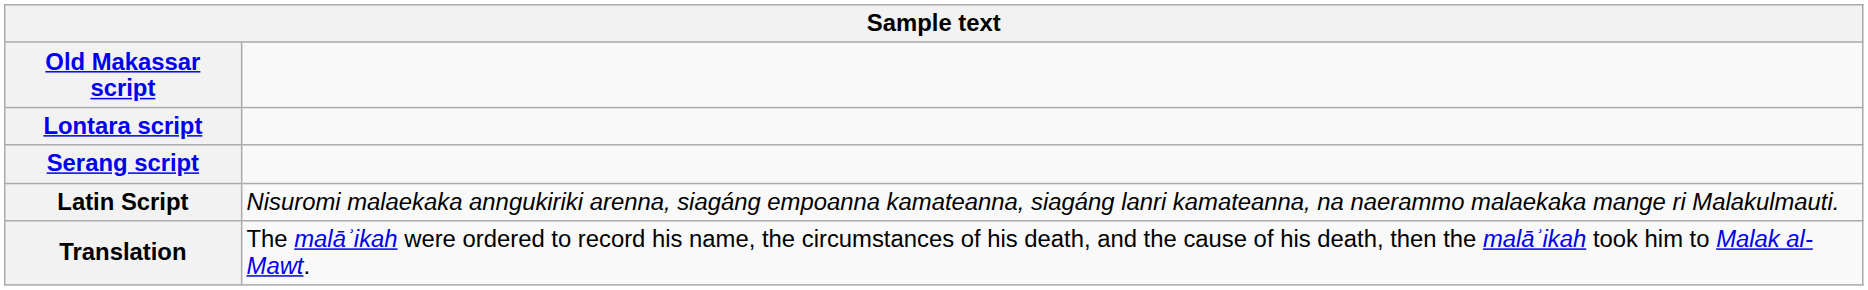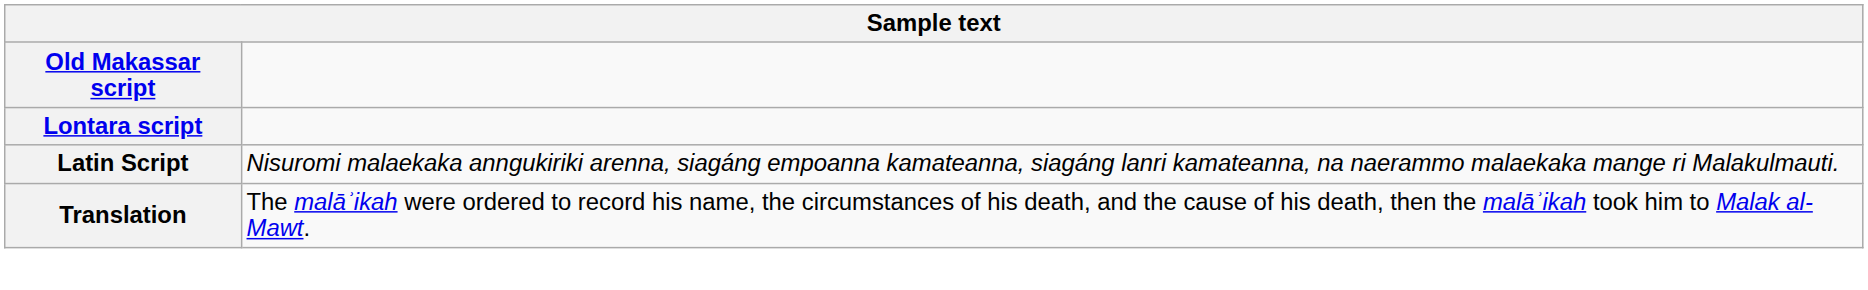- row: (123, 163)
